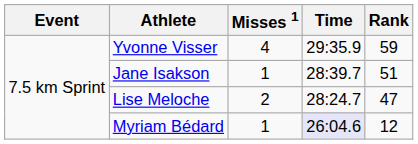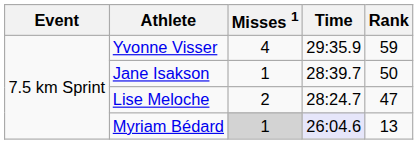(389, 74) 51 -> (389, 74) 50
(265, 126) no background -> (265, 126) lightgrey background
(389, 126) 12 -> (389, 126) 13
